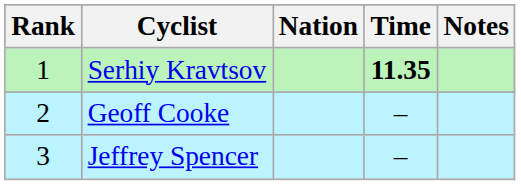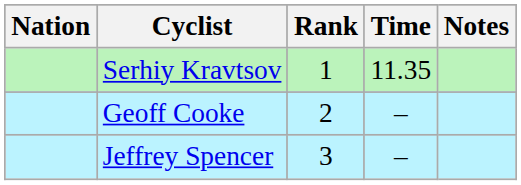columns swapped: (43, 26) <-> (318, 26)
(401, 69) bold -> (401, 69) normal
